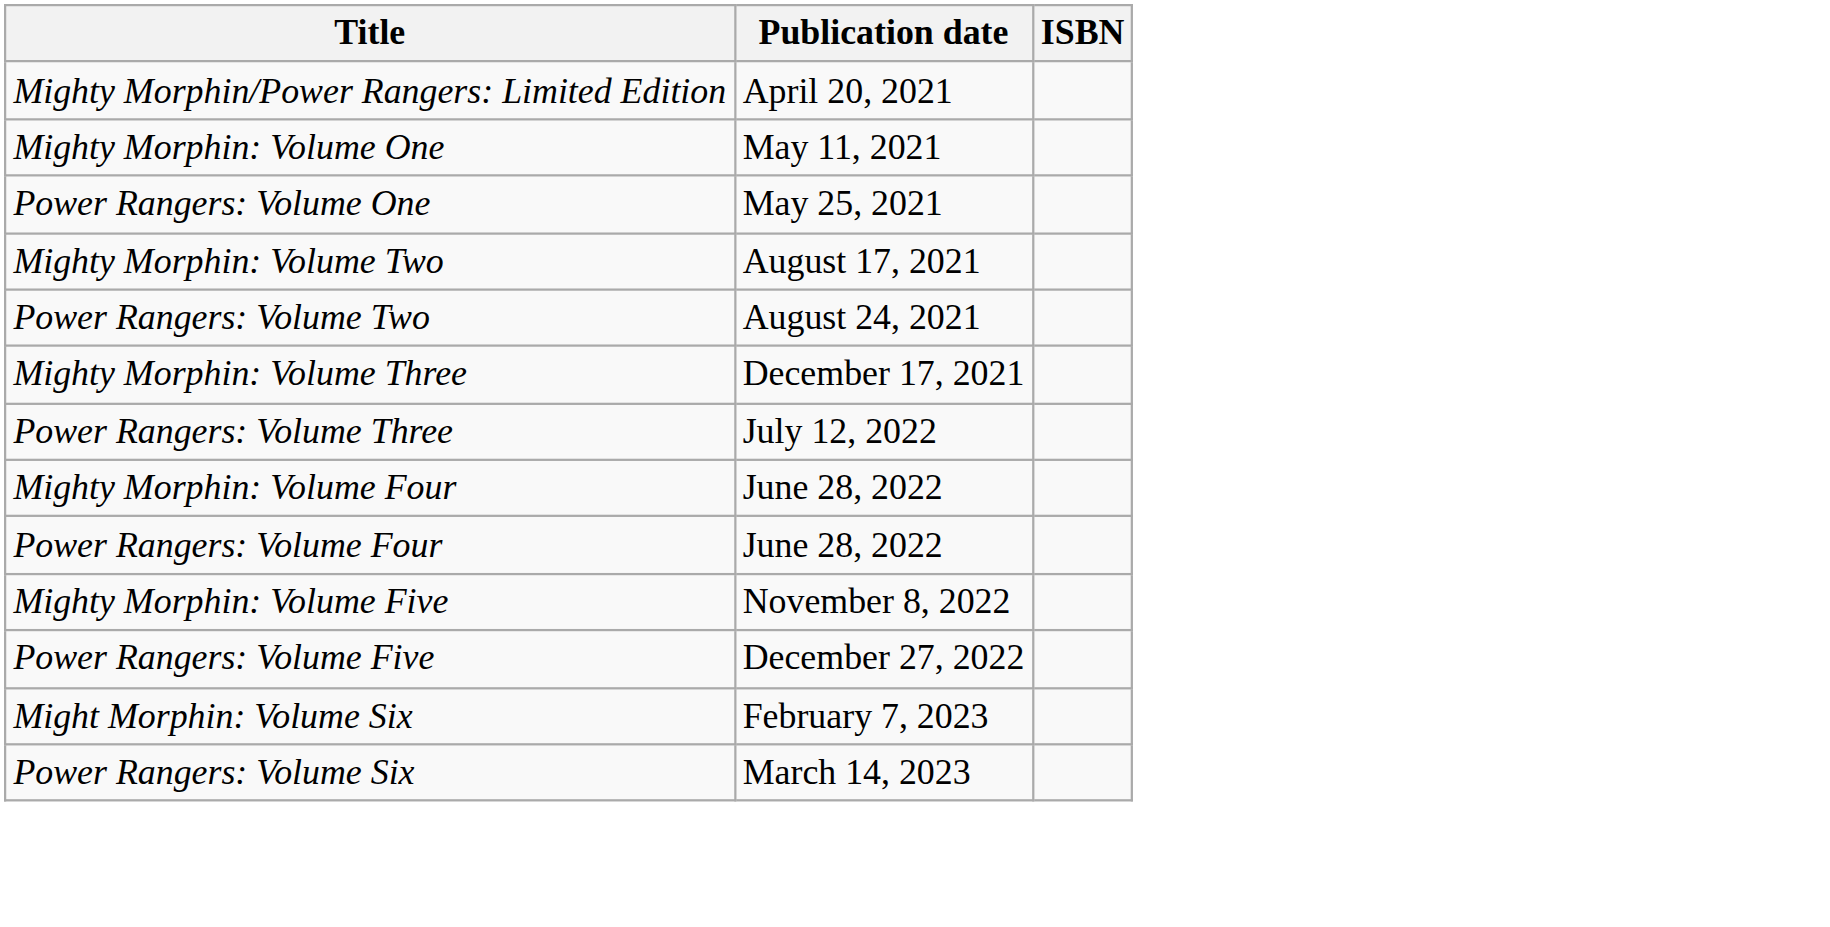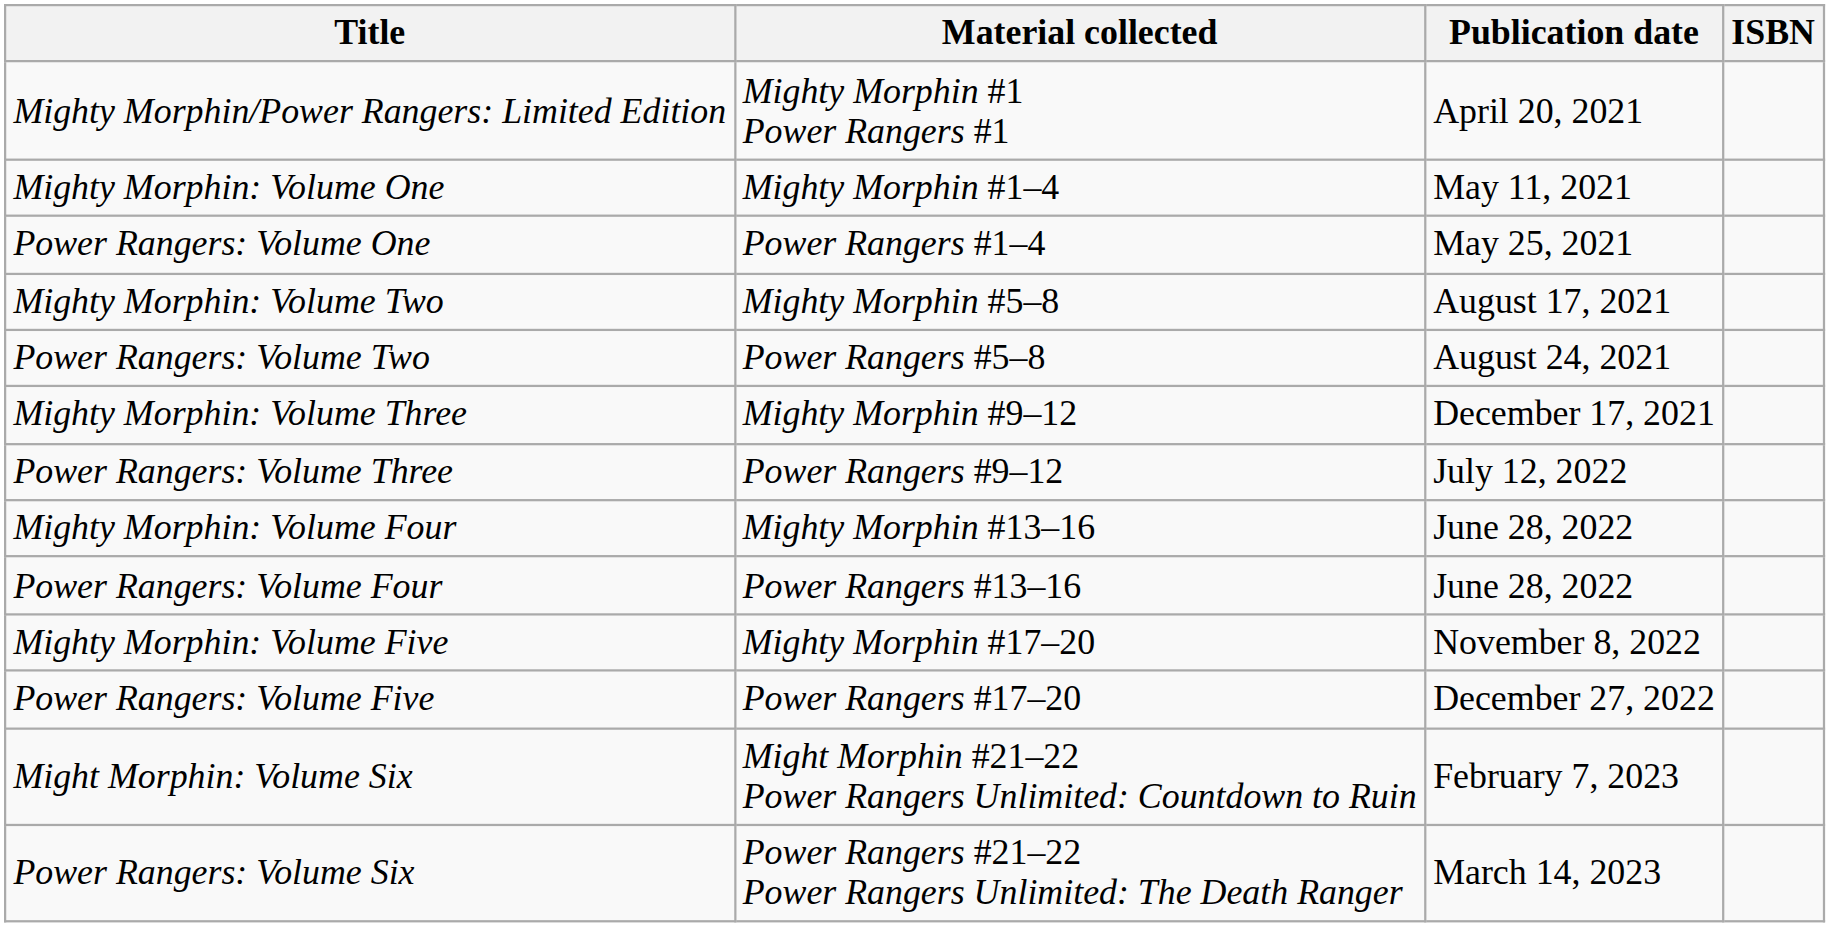+ column: (1080, 32)
